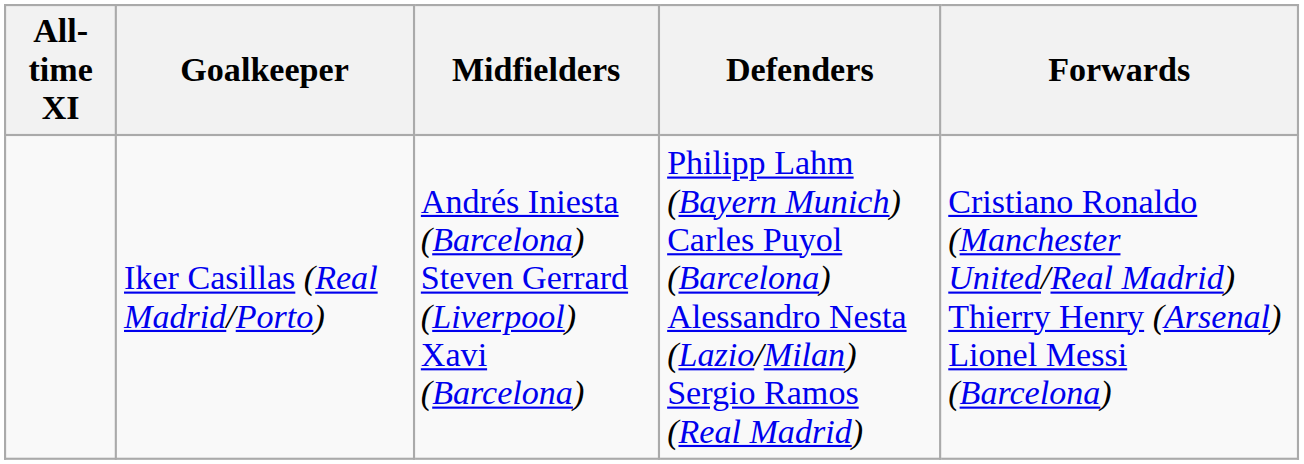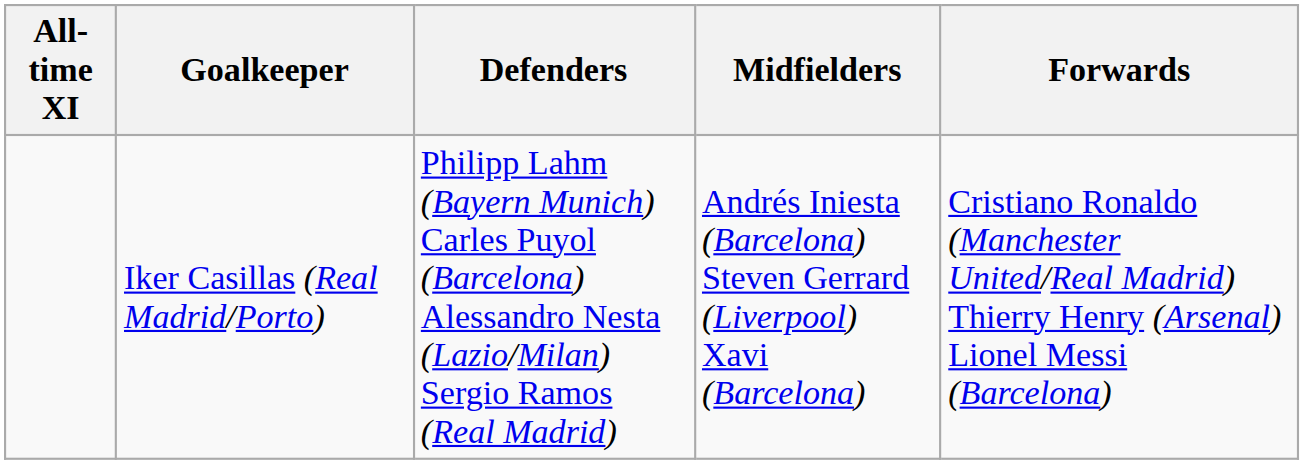columns swapped: (800, 69) <-> (536, 69)
